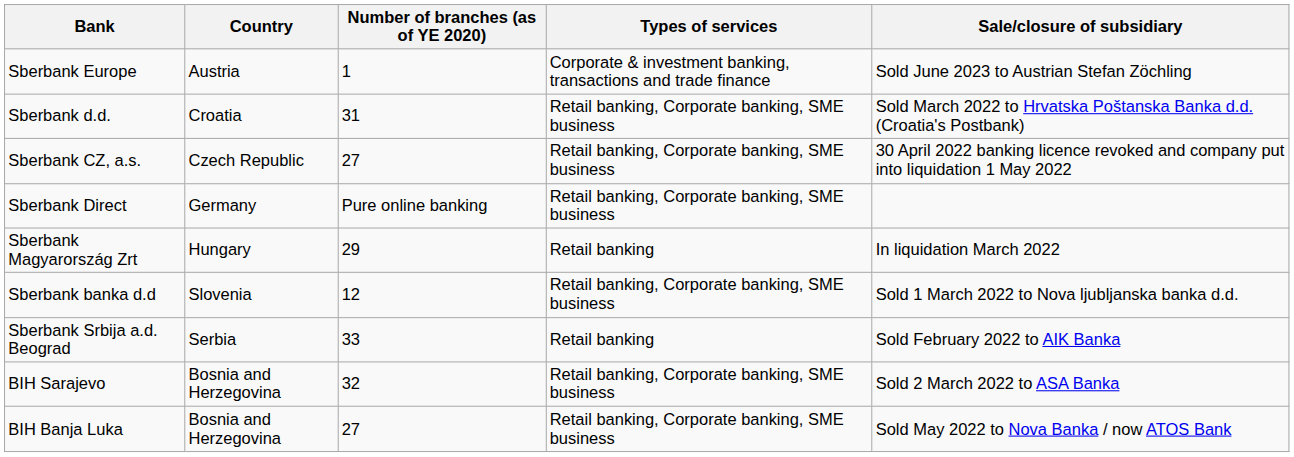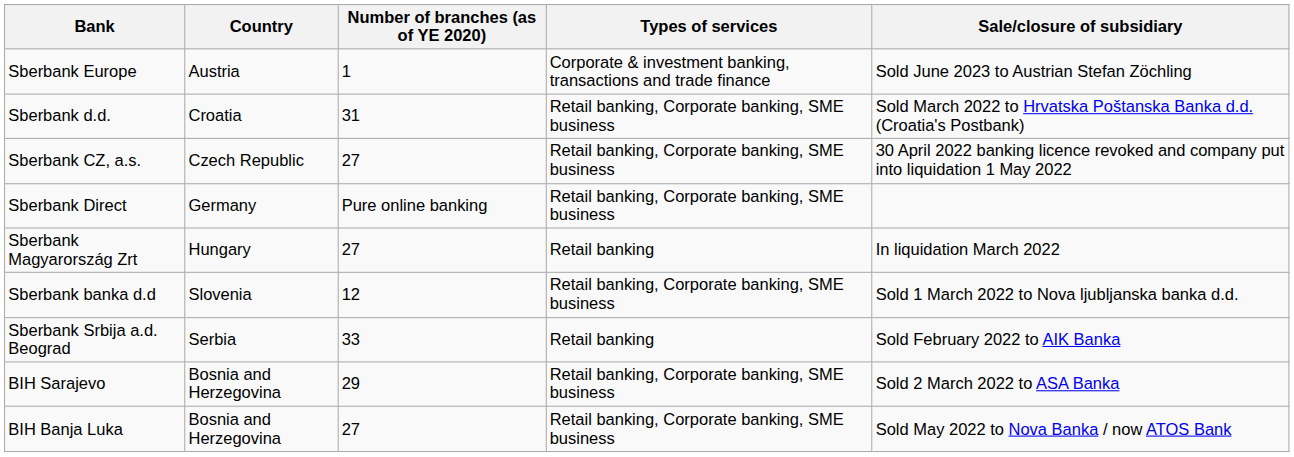(351, 250) 29 -> (351, 250) 27
(351, 384) 32 -> (351, 384) 29
